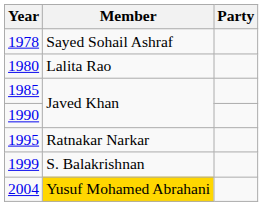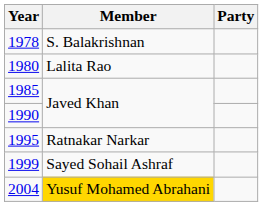(110, 41) Sayed Sohail Ashraf -> (95, 41) S. Balakrishnan
(95, 164) S. Balakrishnan -> (110, 164) Sayed Sohail Ashraf
